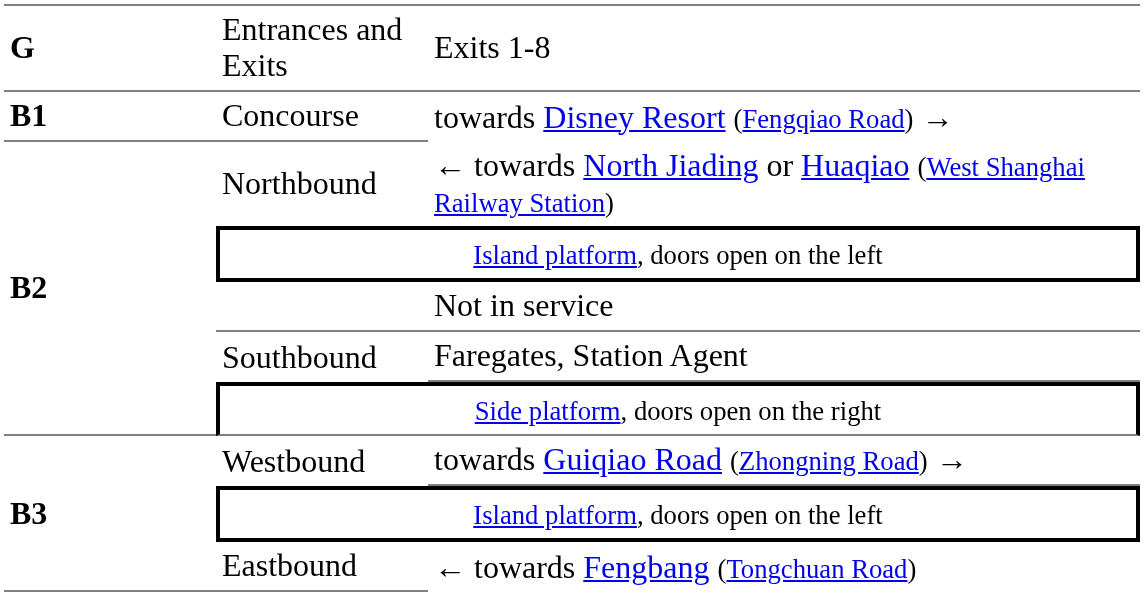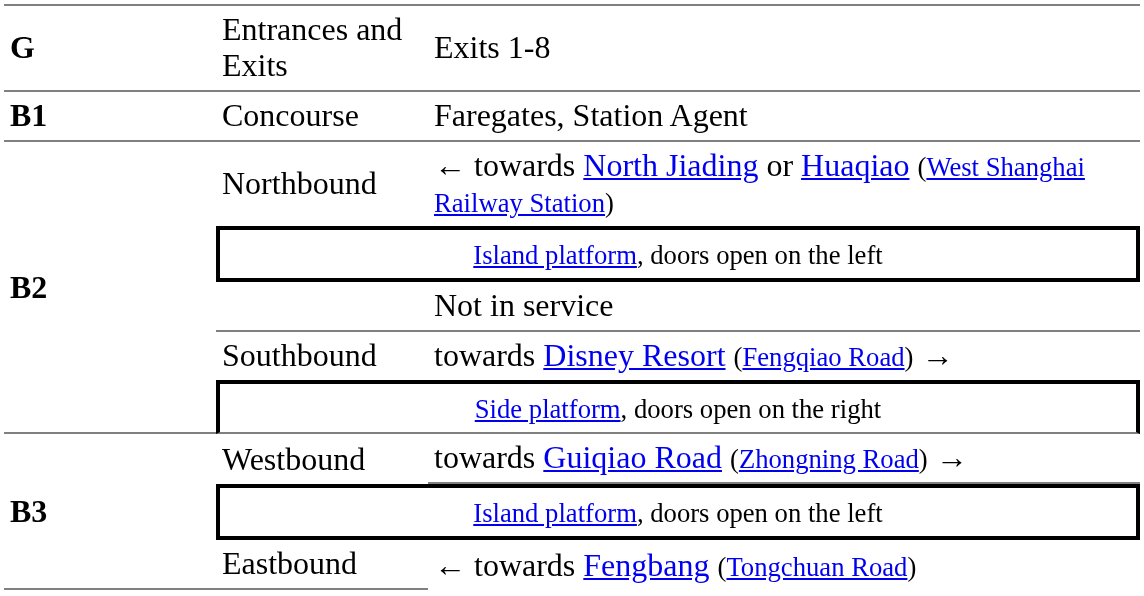(694, 116) towards Disney Resort (Fengqiao Road) → -> (591, 115) Faregates, Station Agent
(591, 355) Faregates, Station Agent -> (694, 355) towards Disney Resort (Fengqiao Road) →
